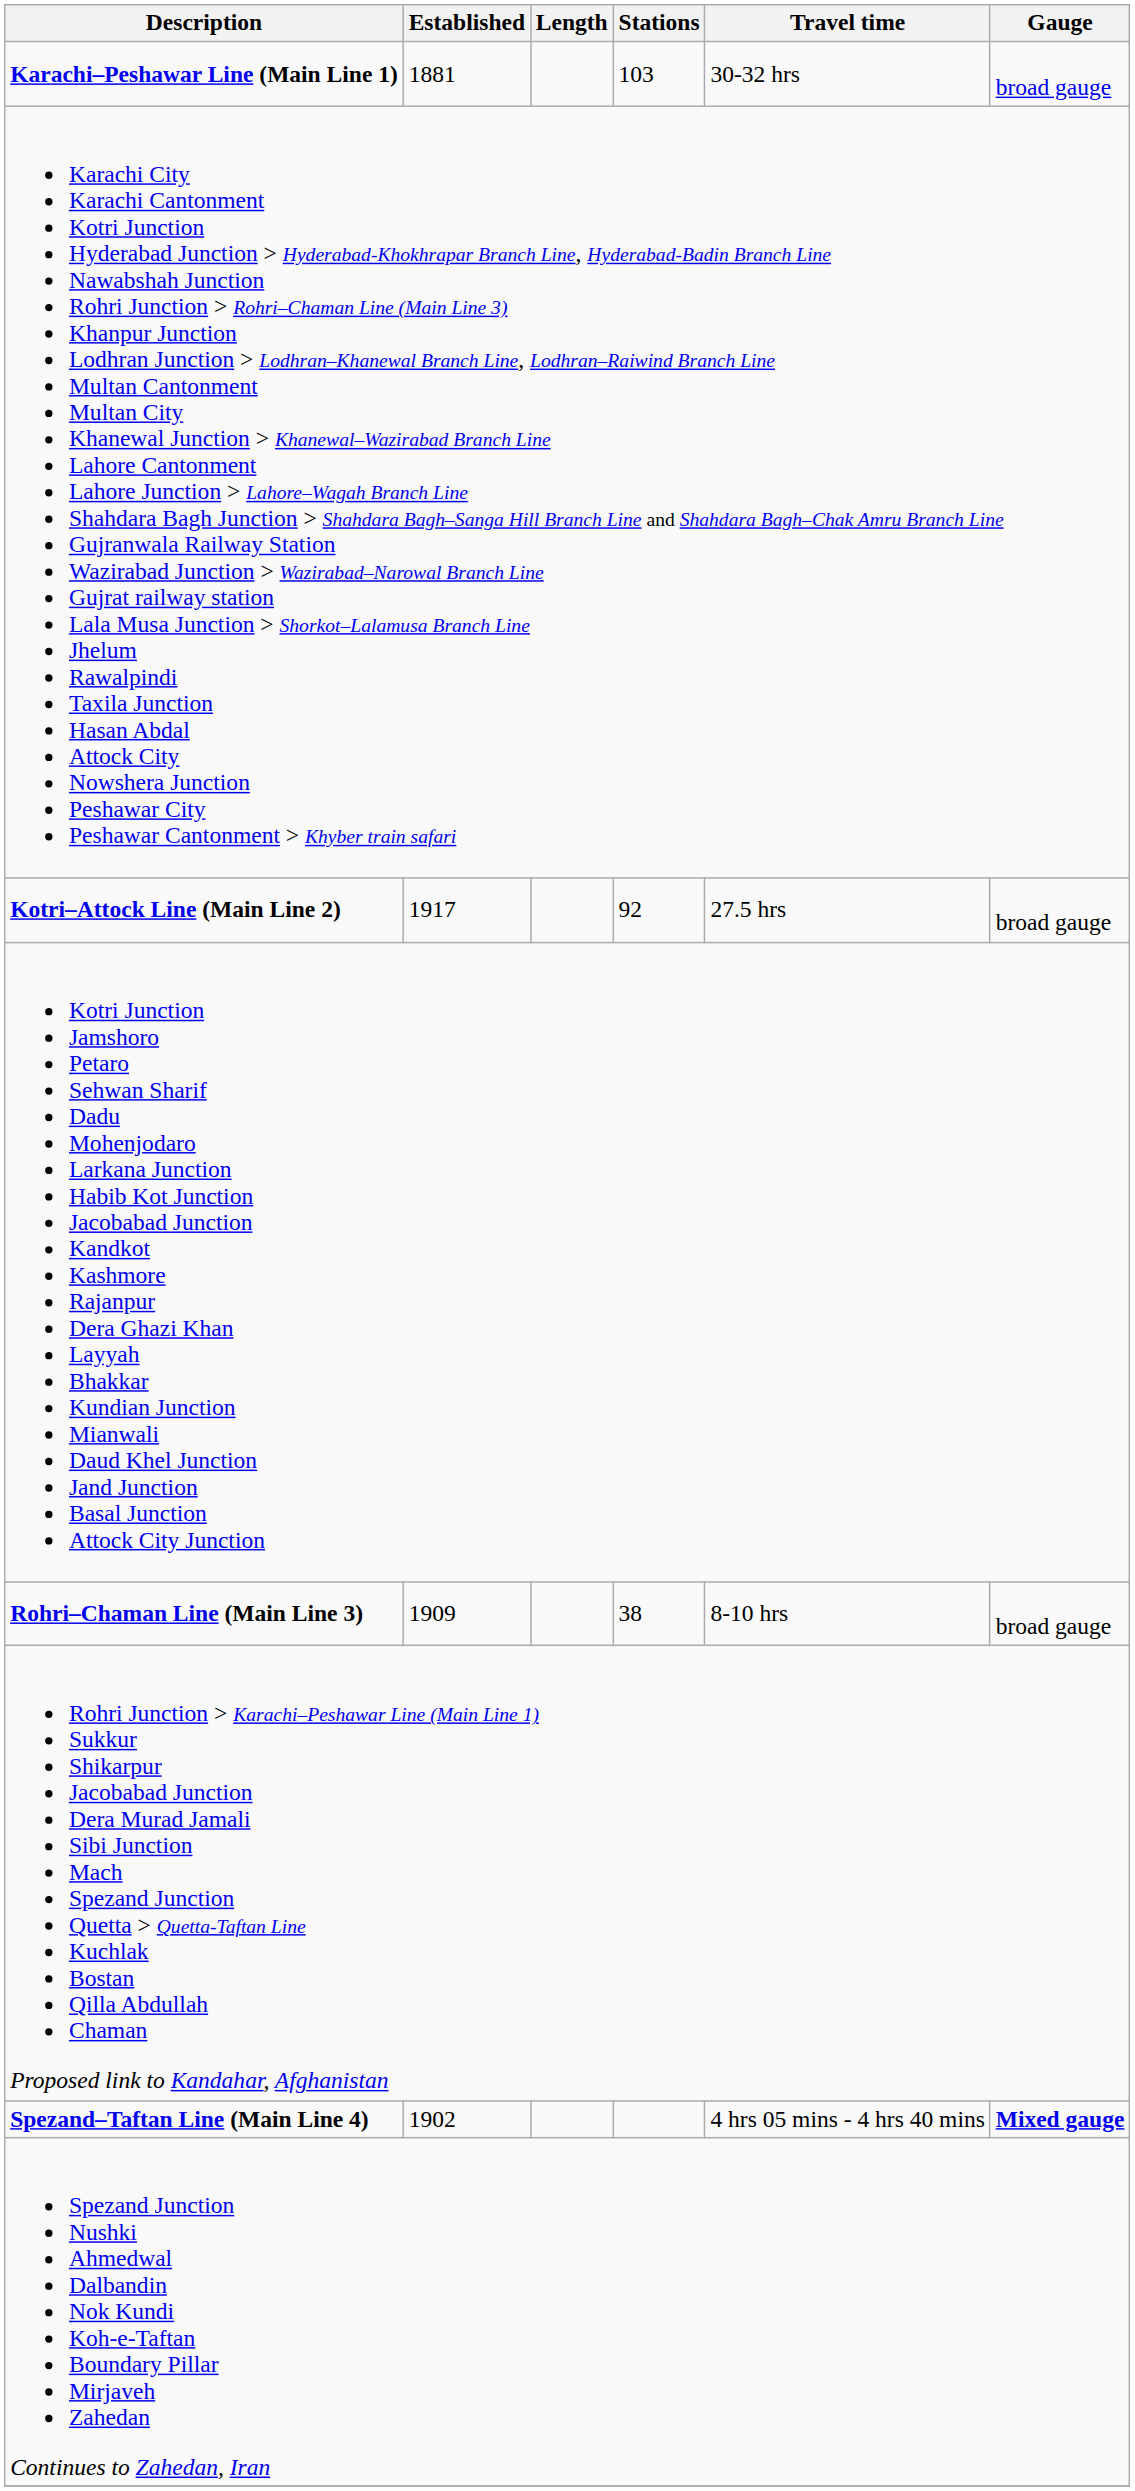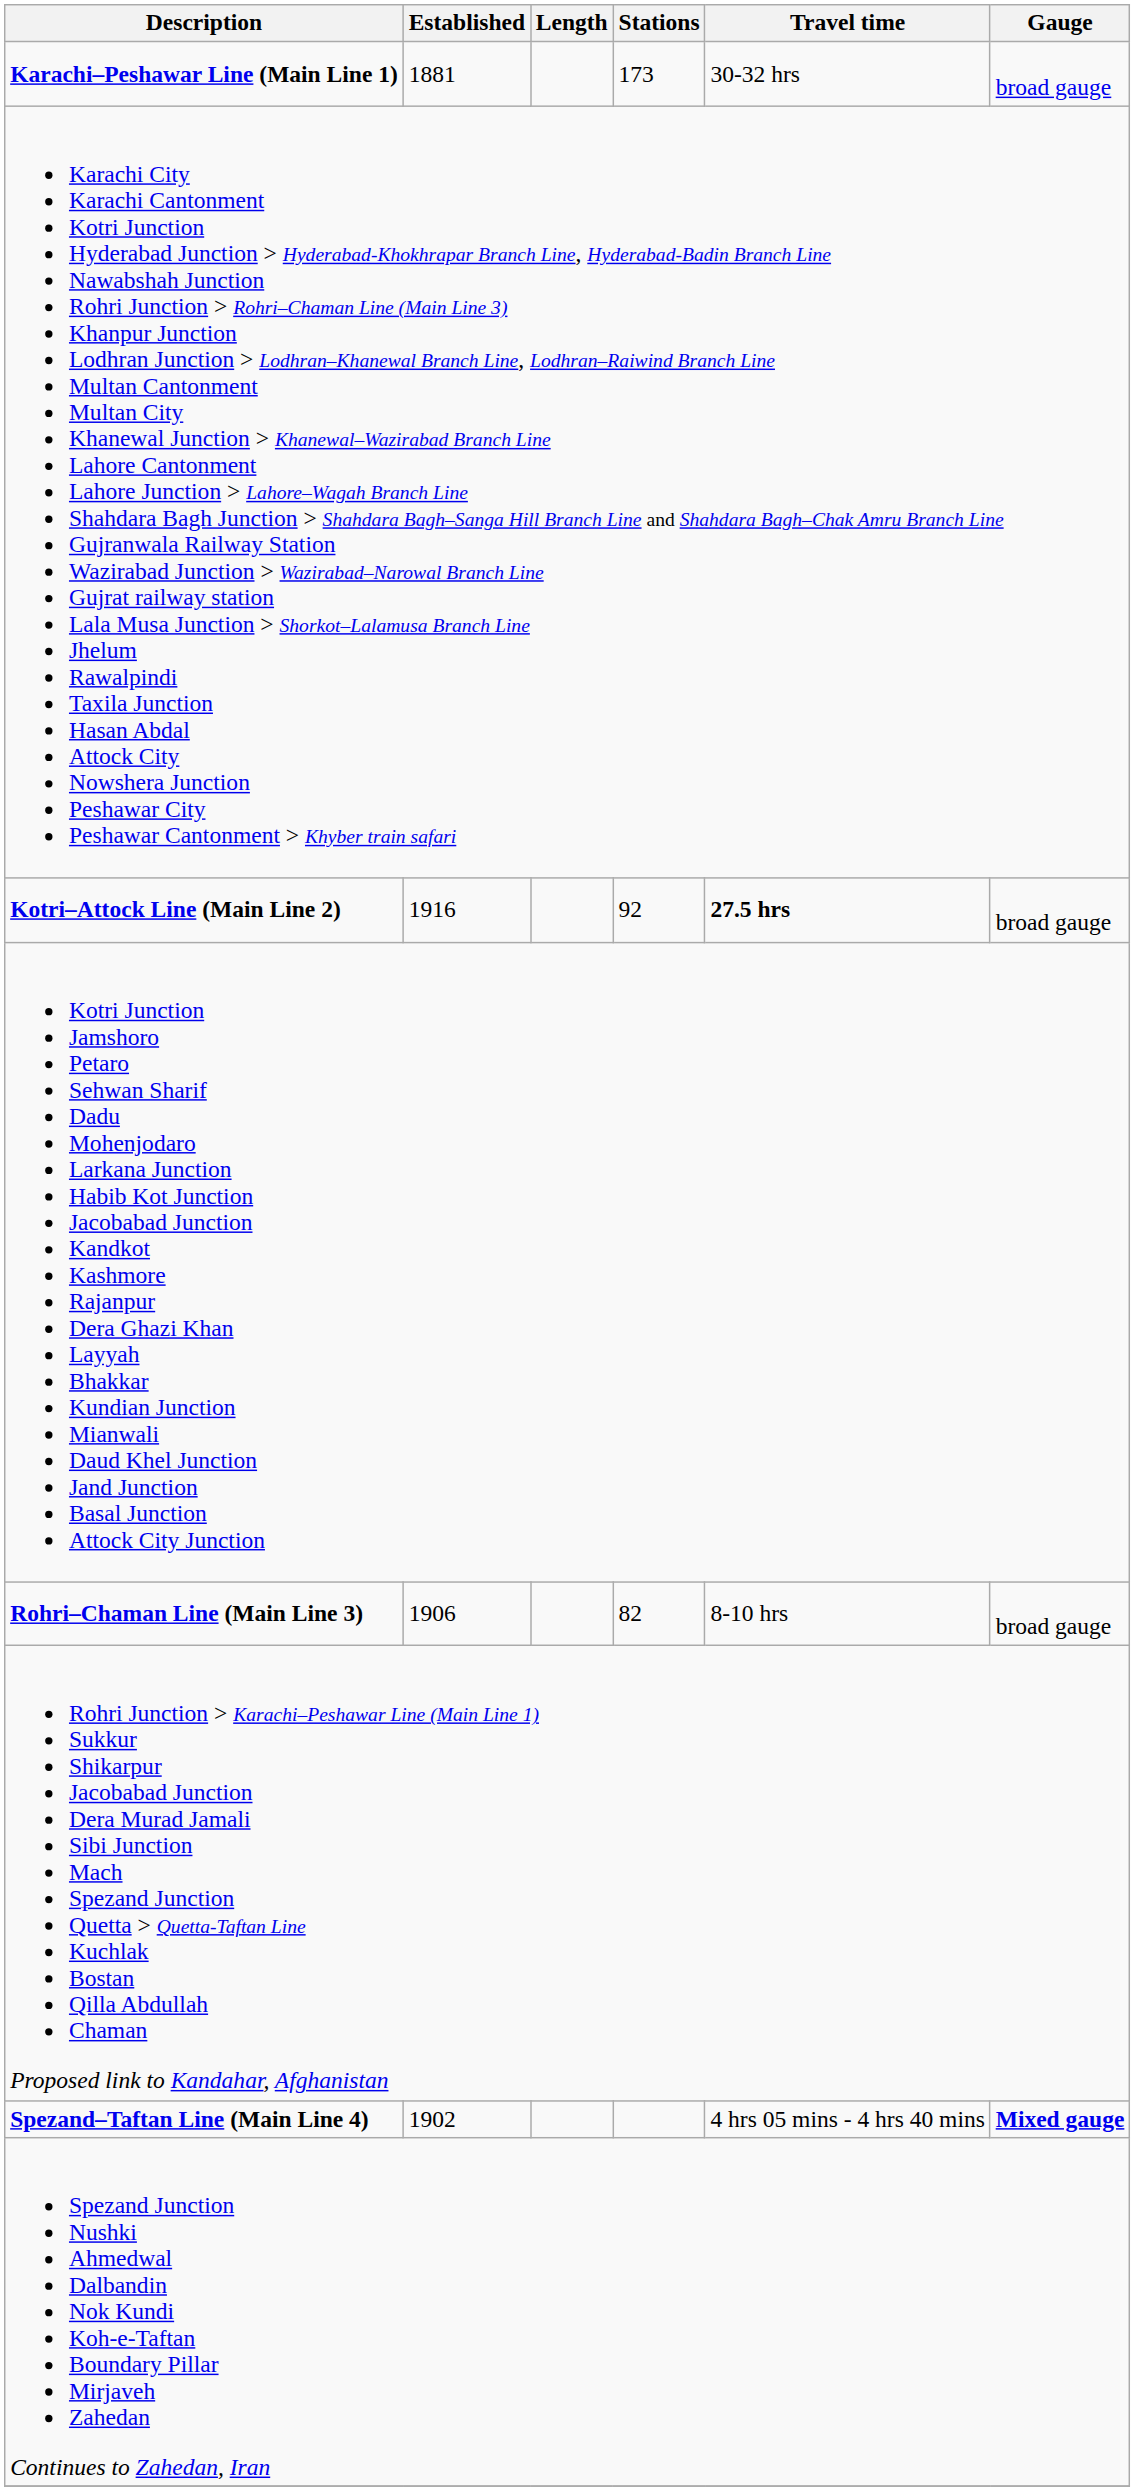(636, 73) 103 -> (636, 73) 173
(432, 909) 1917 -> (432, 909) 1916
(748, 909) normal -> (750, 909) bold
(432, 1613) 1909 -> (432, 1613) 1906
(630, 1613) 38 -> (630, 1613) 82
